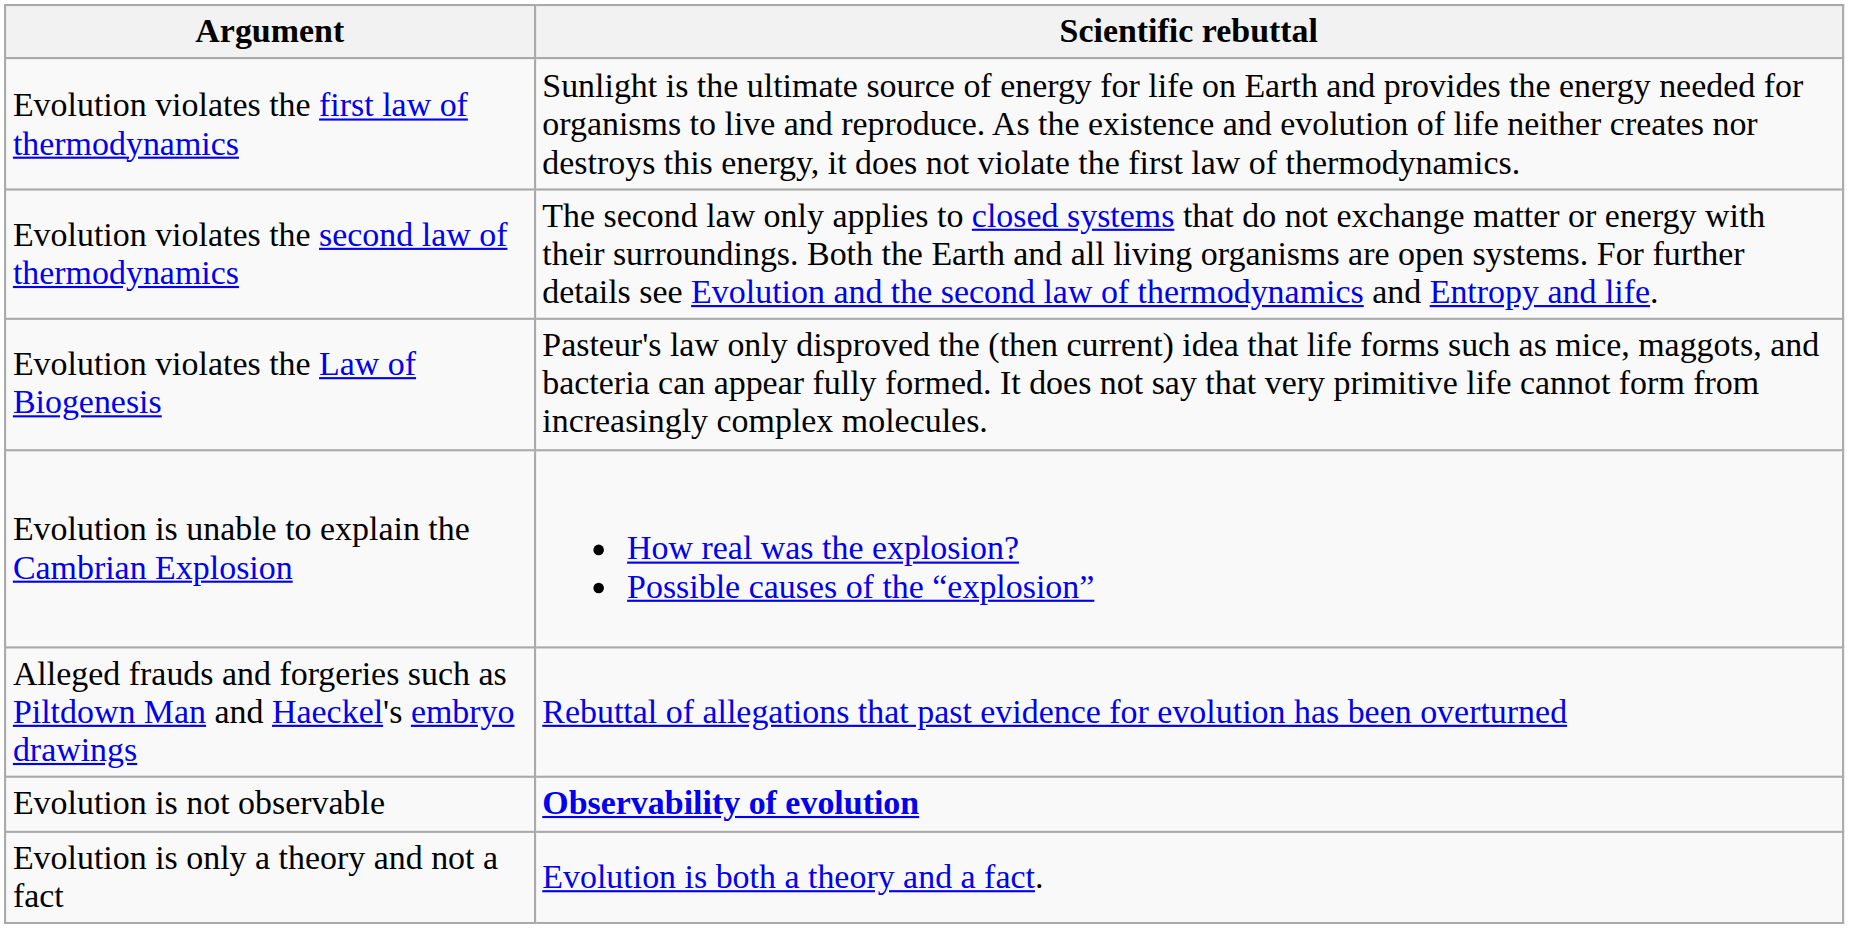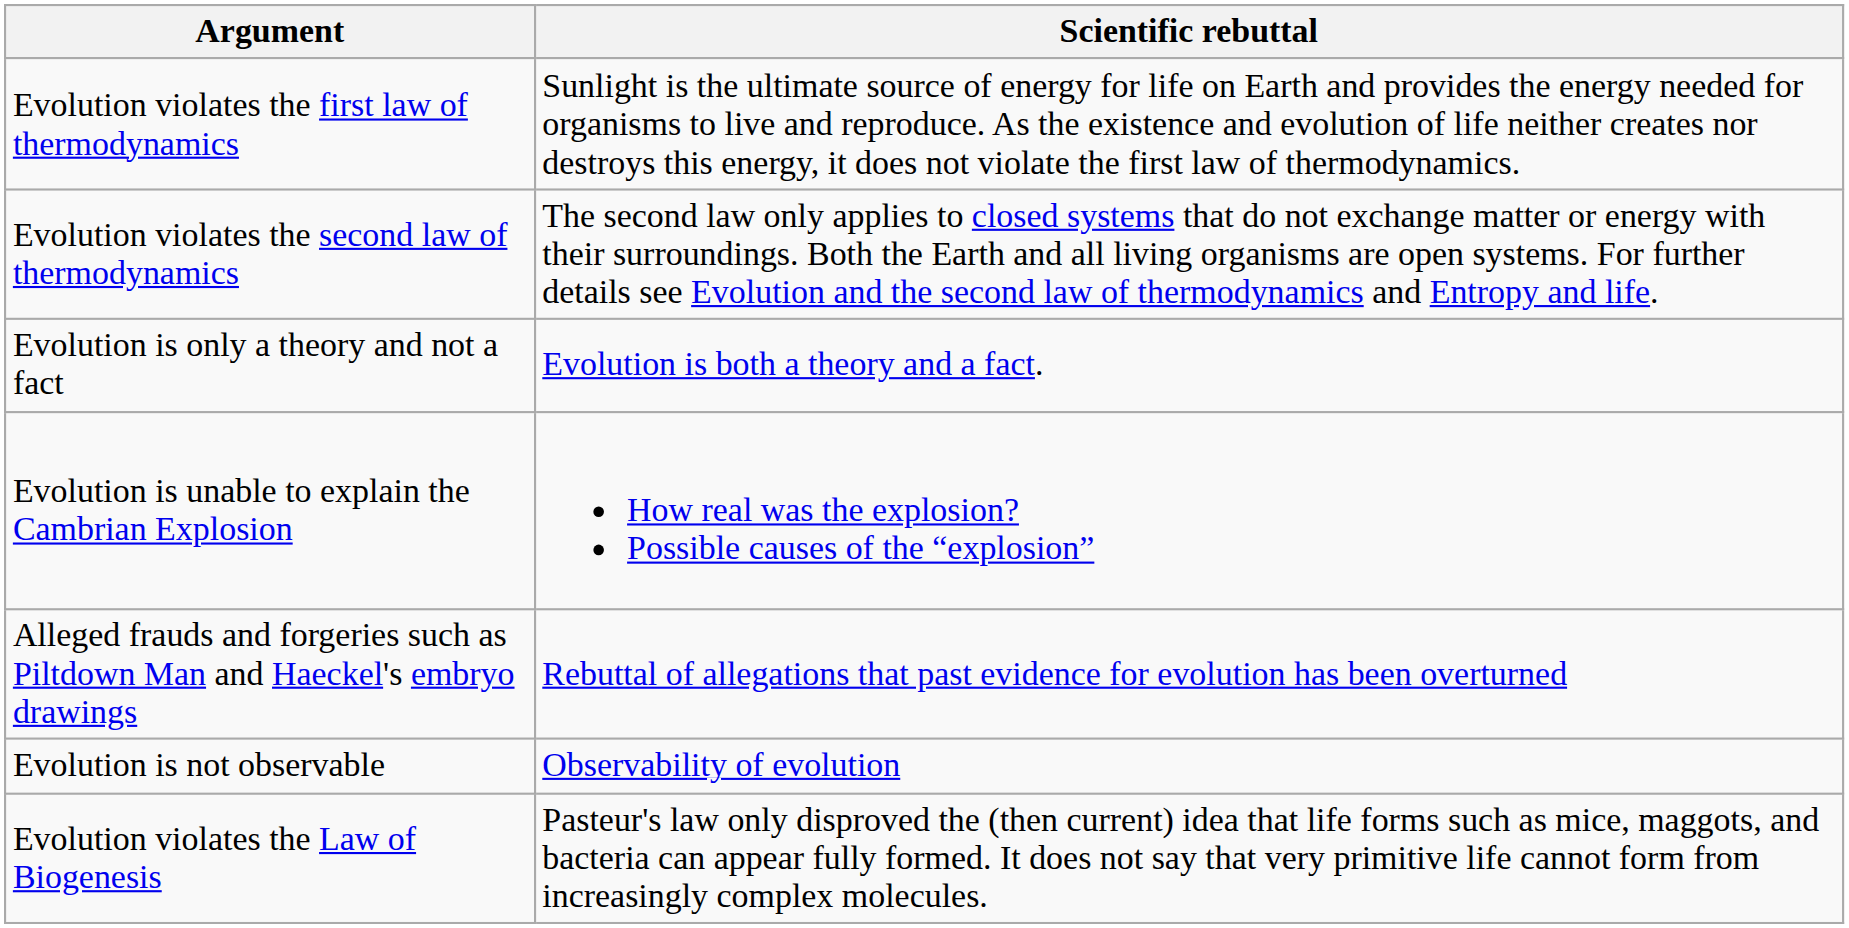rows swapped: (214, 383) <-> (255, 876)
(731, 803) bold -> (721, 765) normal
